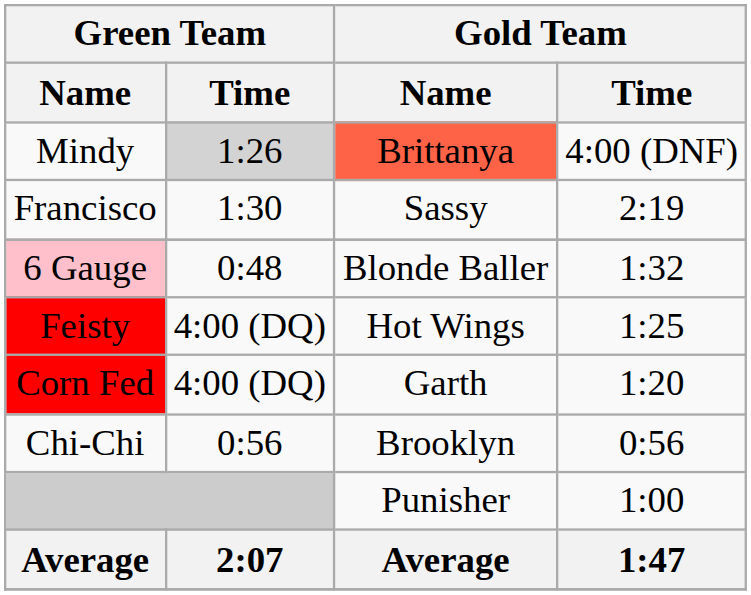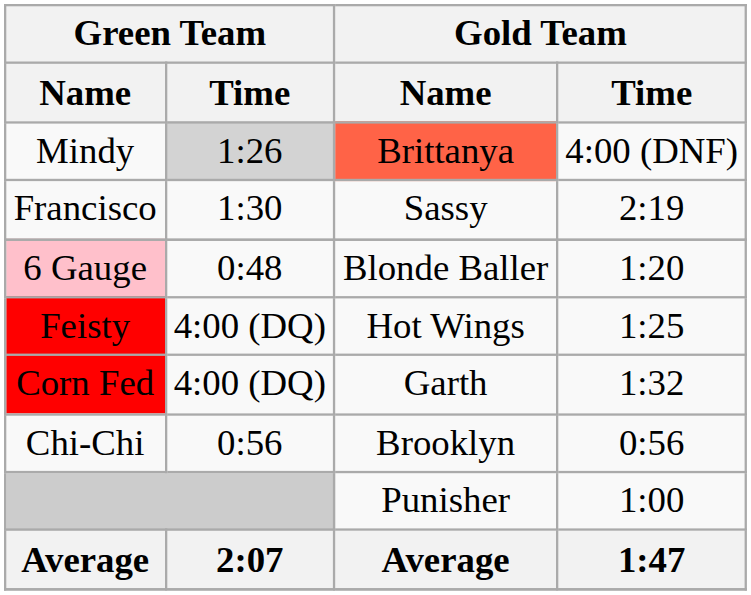(652, 267) 1:32 -> (652, 267) 1:20
(652, 383) 1:20 -> (652, 383) 1:32
